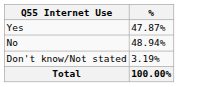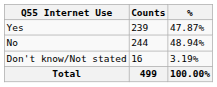+ column: (148, 12)
